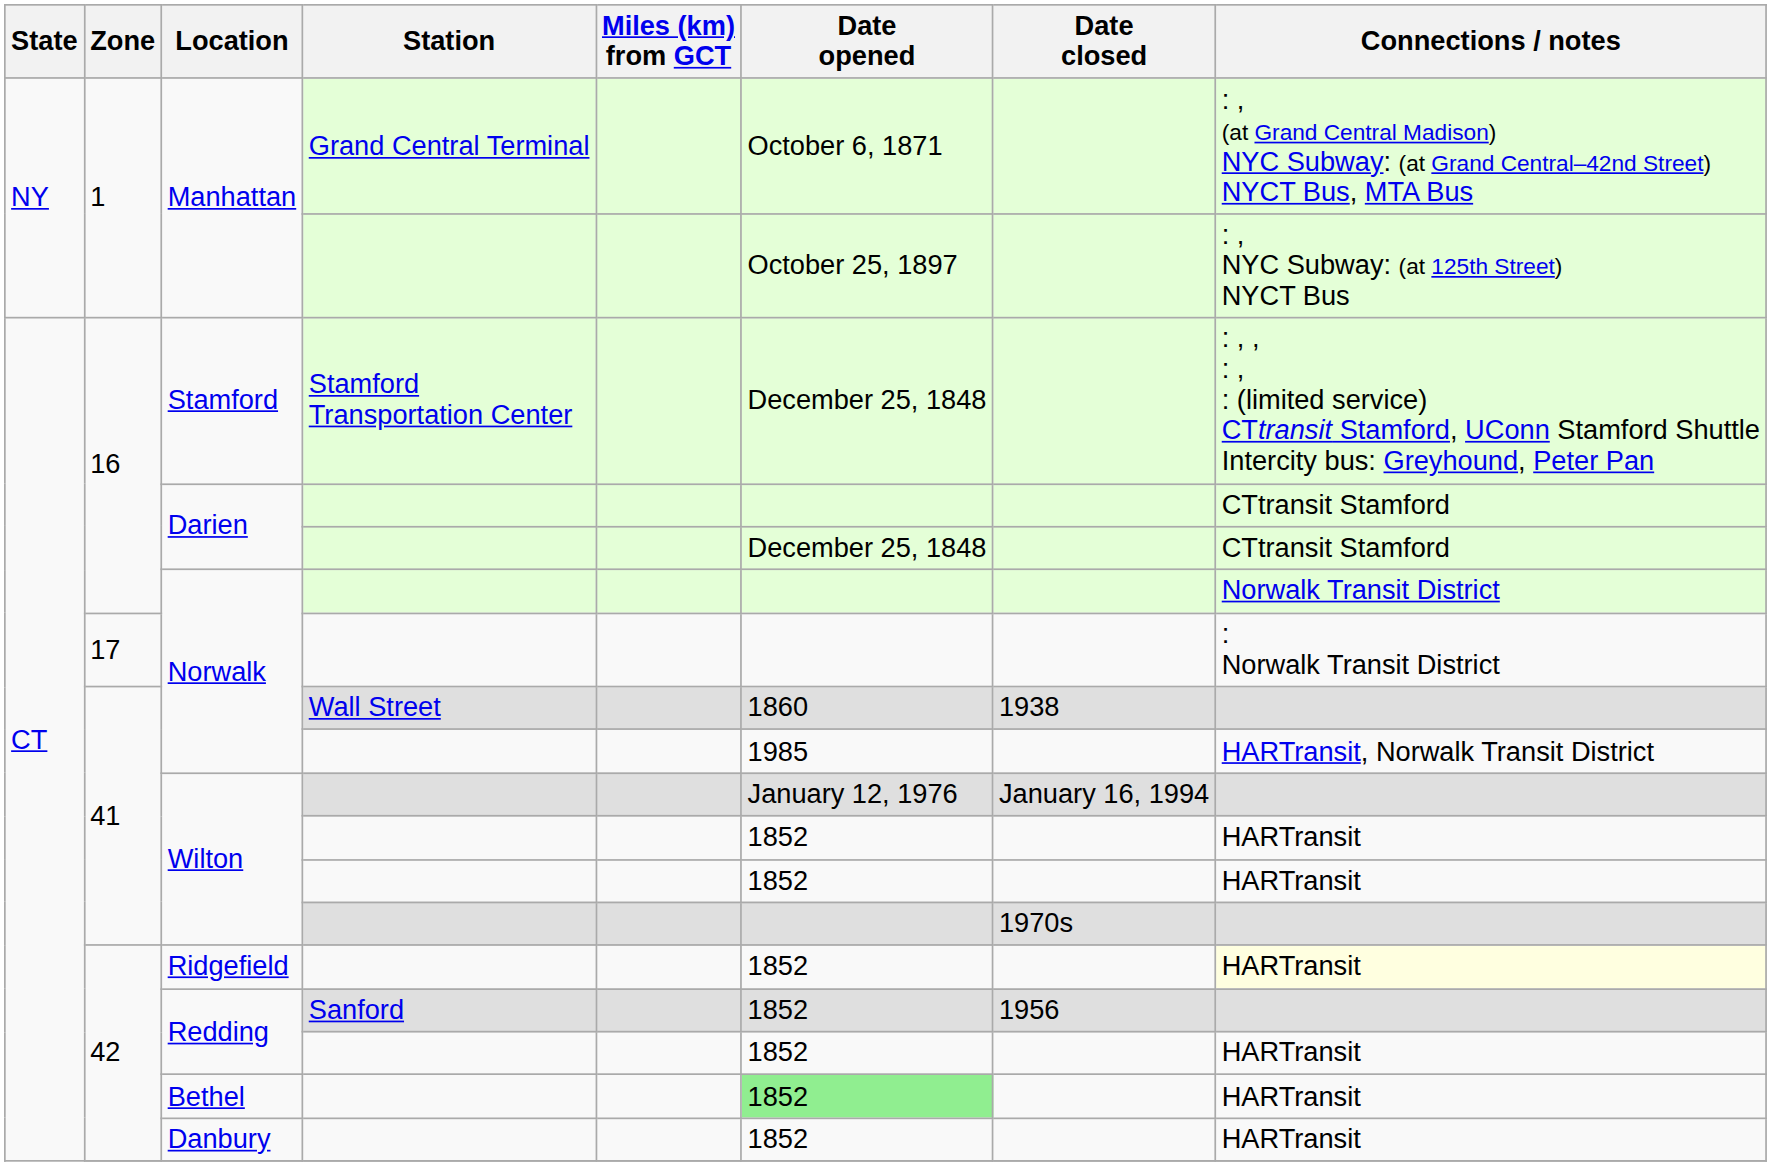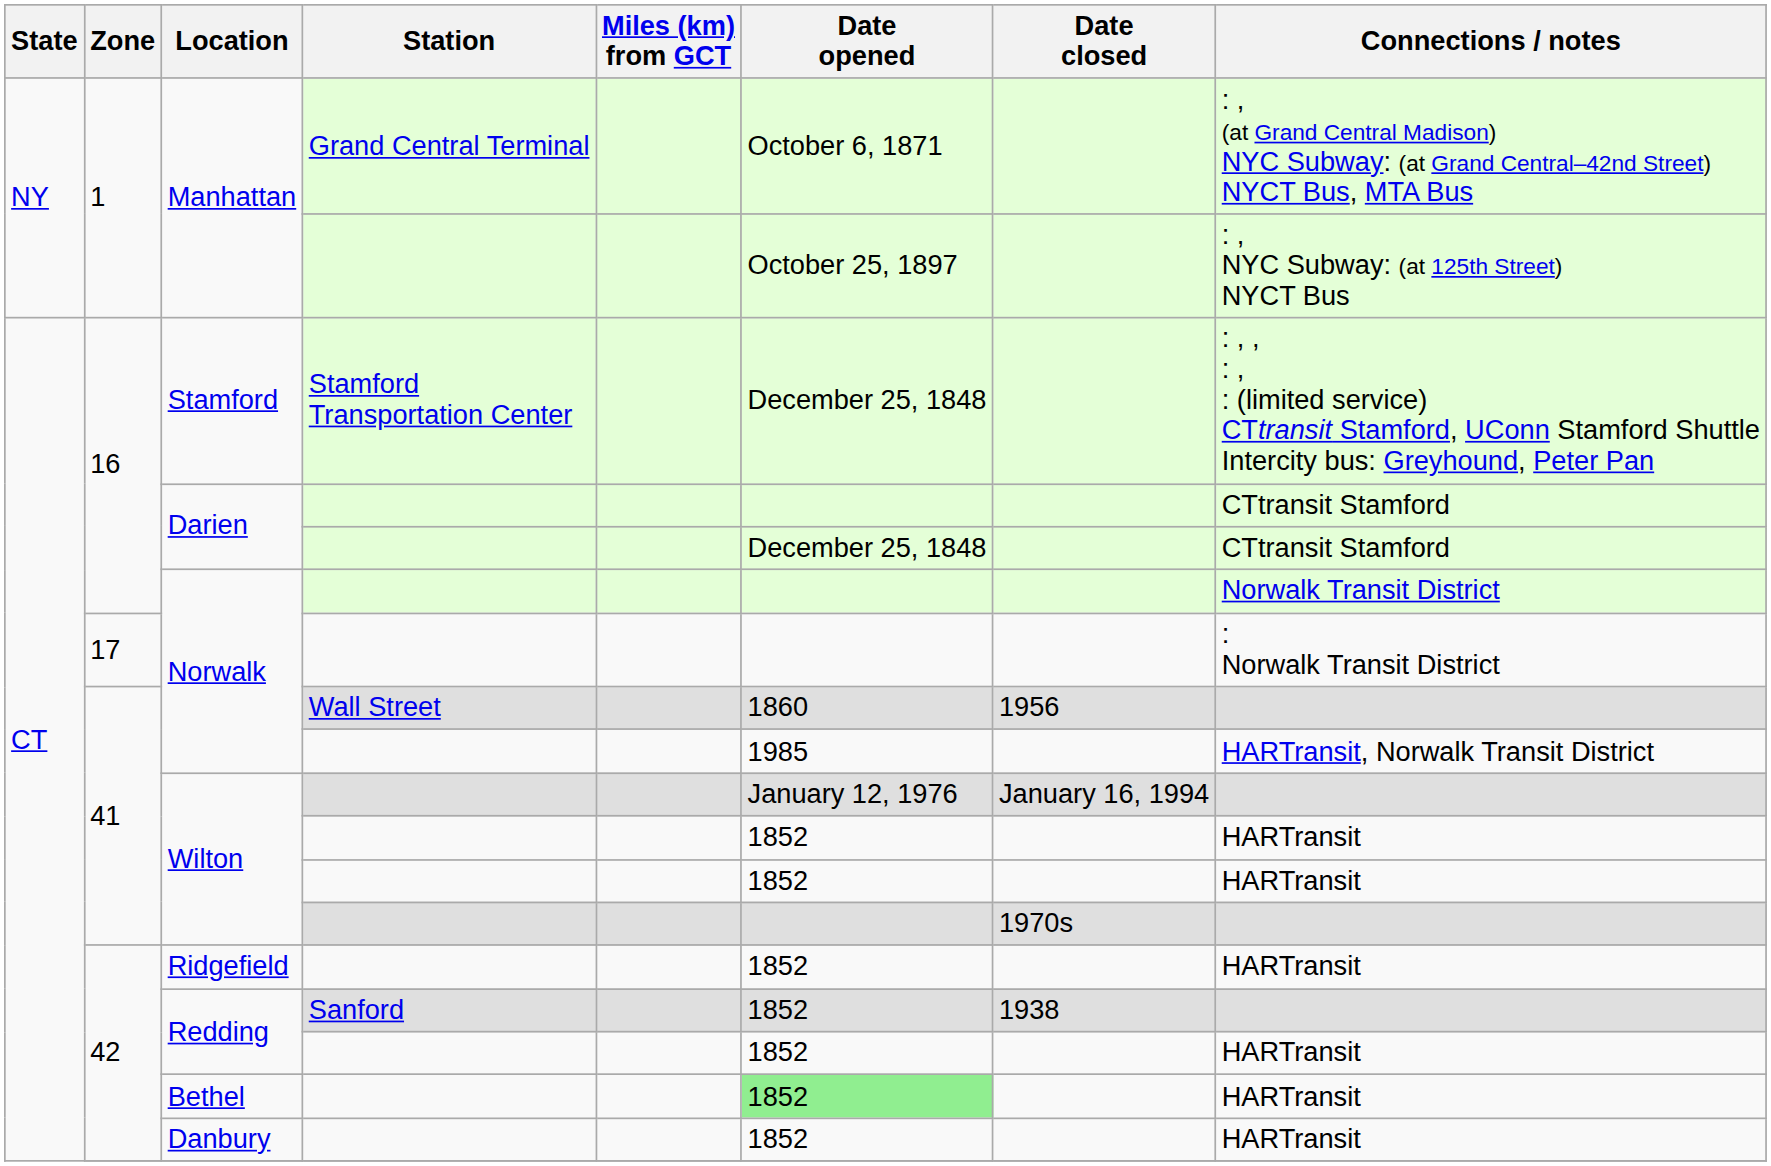(1029, 707) 1938 -> (1029, 707) 1956
(1291, 966) lightyellow background -> (1291, 966) no background
(1029, 1009) 1956 -> (1029, 1009) 1938
